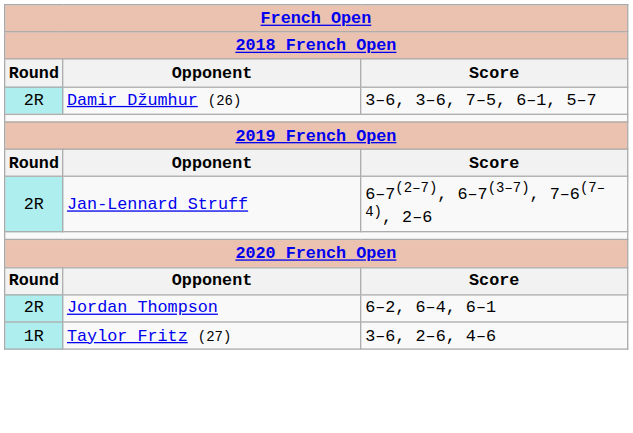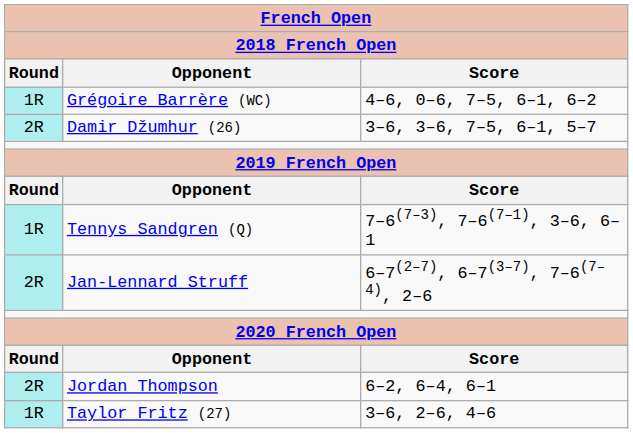+ row: (169, 100)
+ row: (160, 229)
